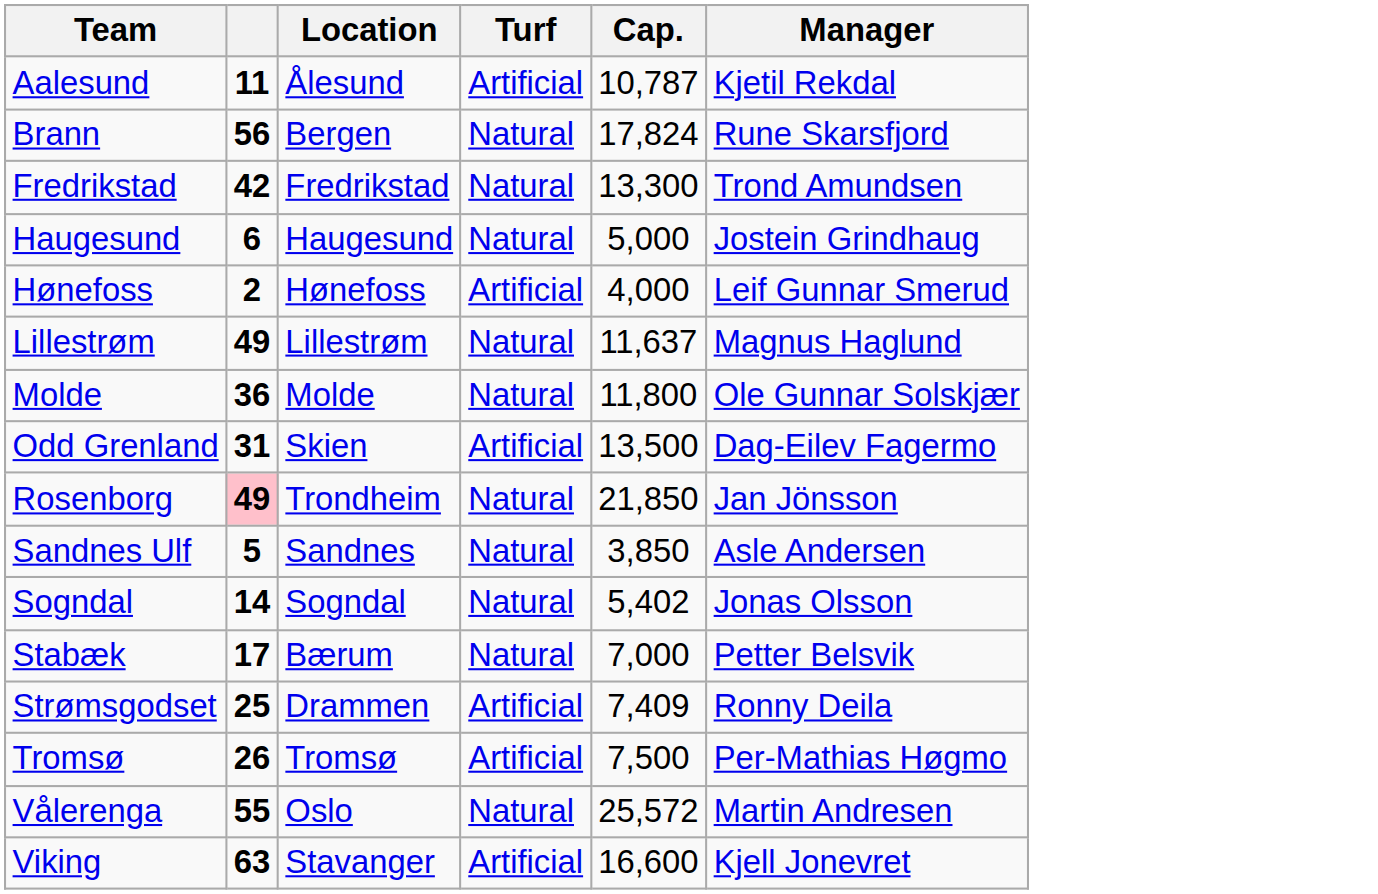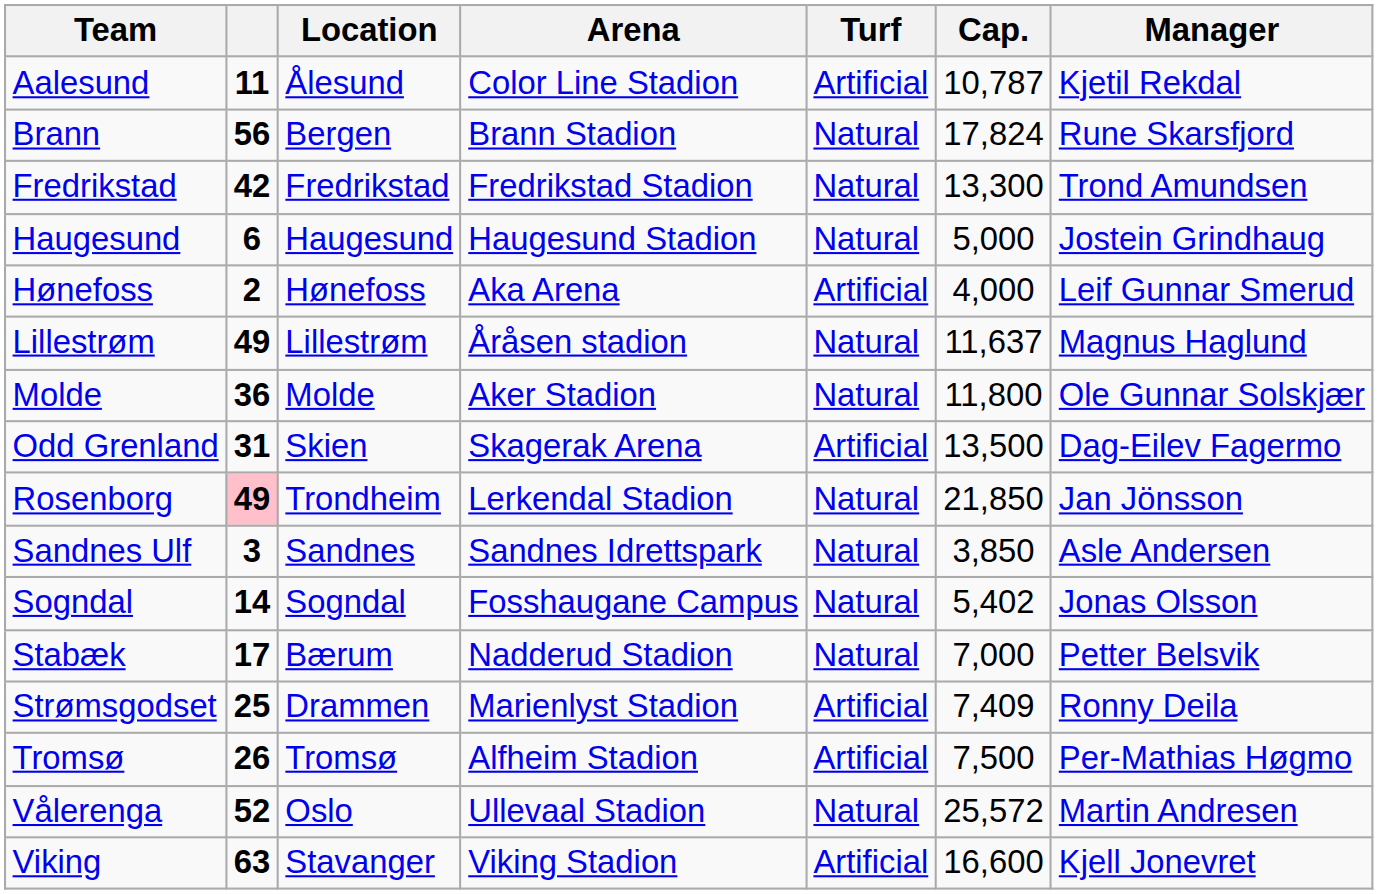+ column: (633, 30)
(252, 550) 5 -> (252, 550) 3
(252, 810) 55 -> (252, 810) 52
